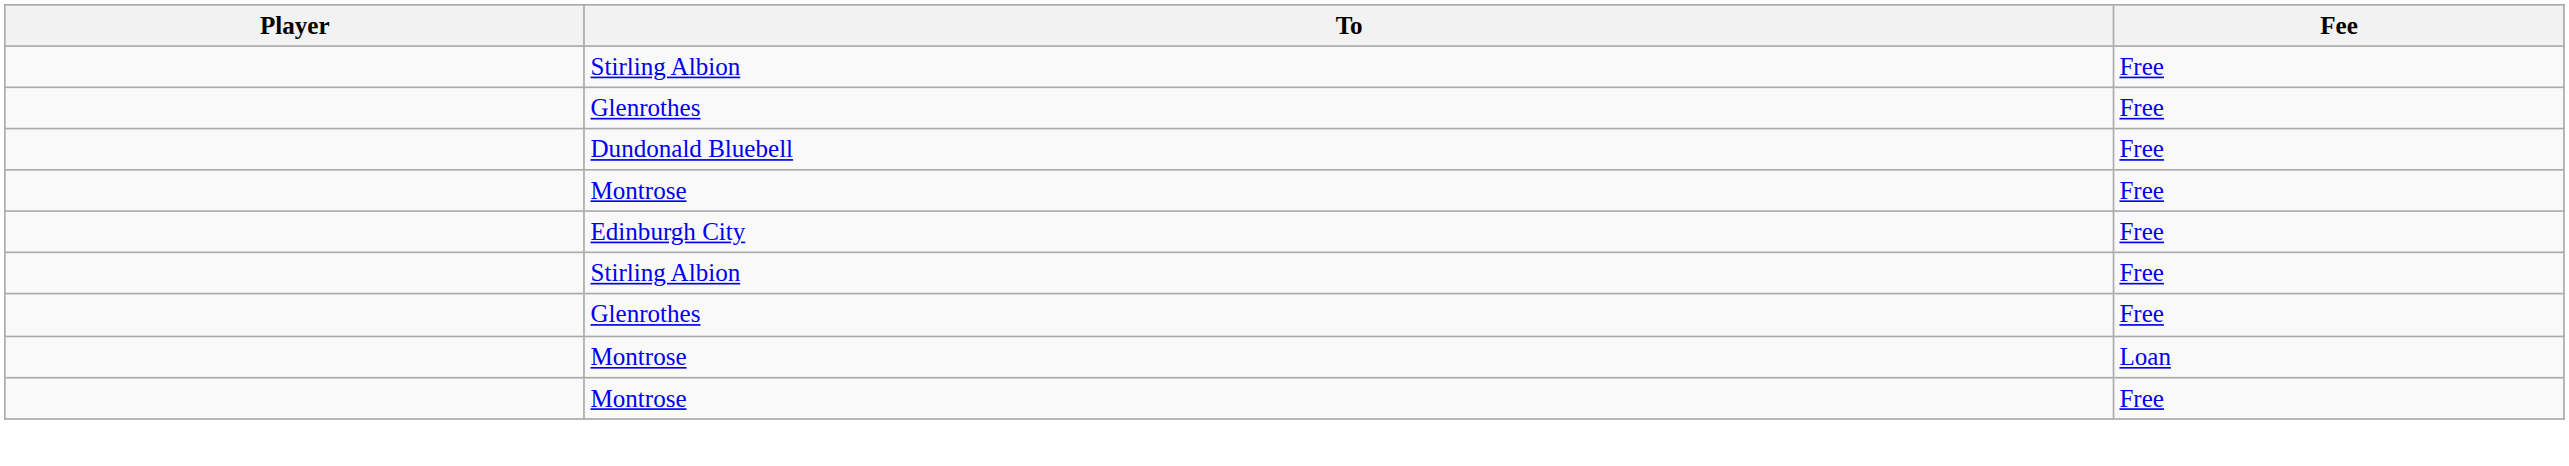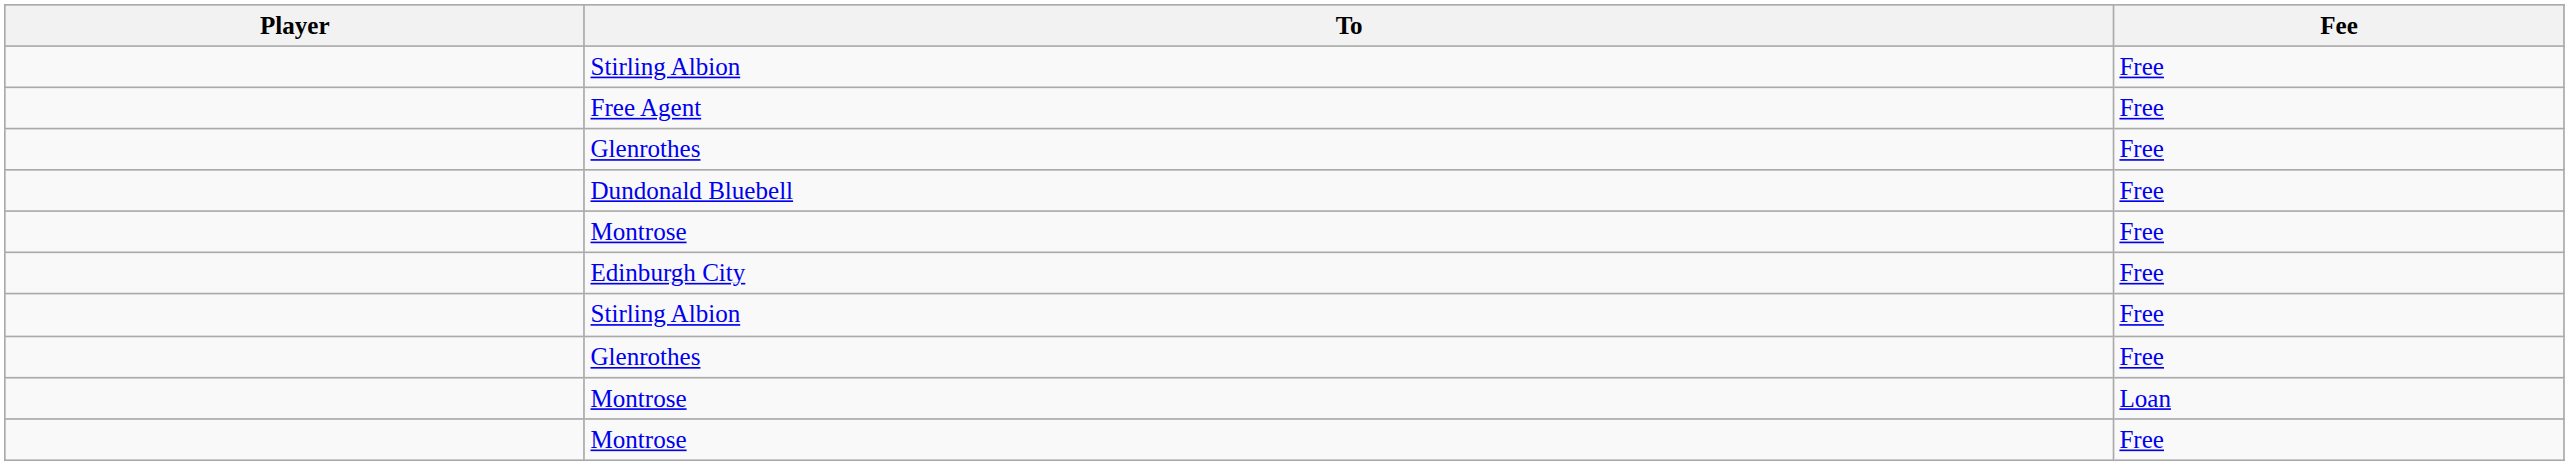+ row: (646, 108)
